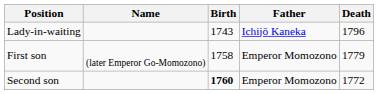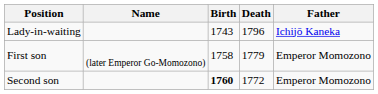columns swapped: (356, 13) <-> (289, 13)
